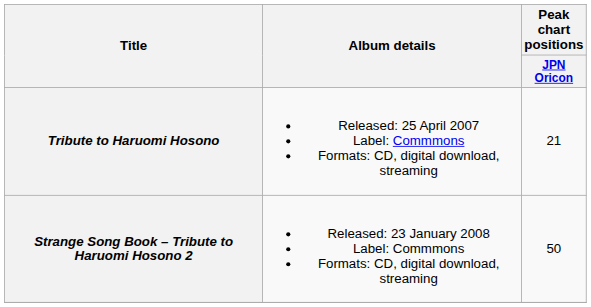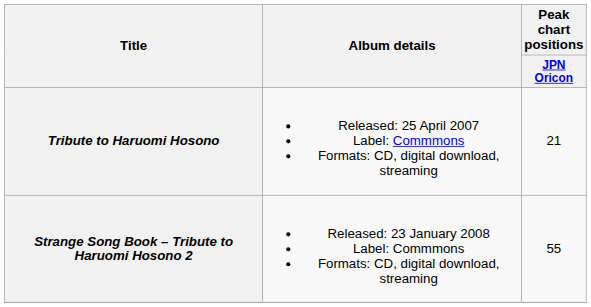(554, 248) 50 -> (554, 248) 55
